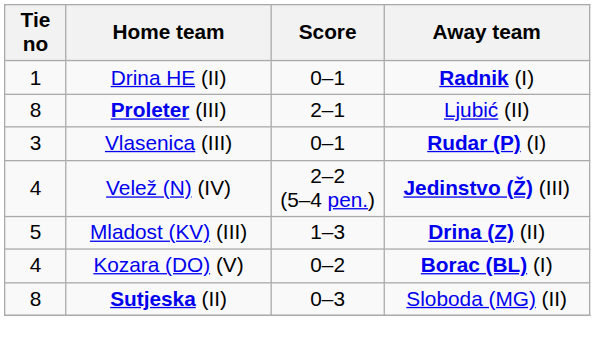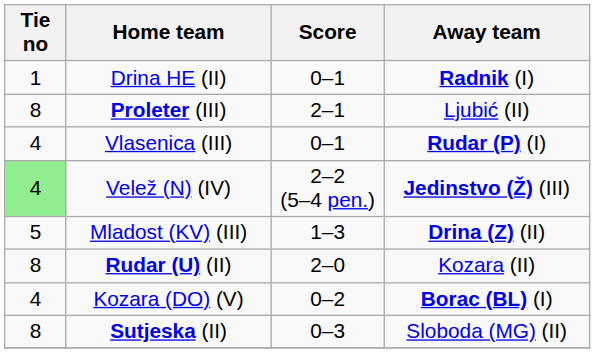(35, 143) 3 -> (35, 143) 4
(35, 188) no background -> (35, 188) lightgreen background
+ row: (169, 265)
